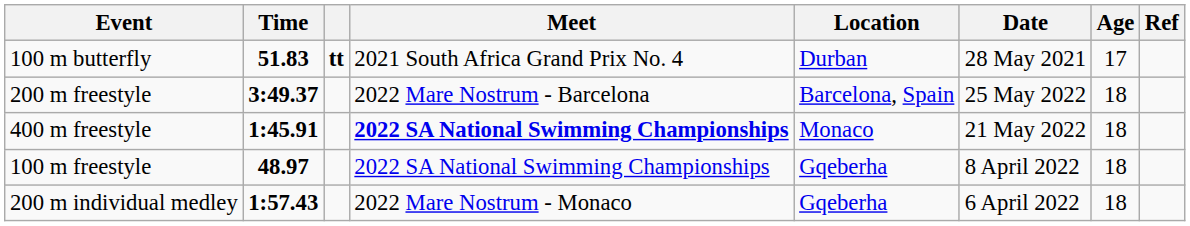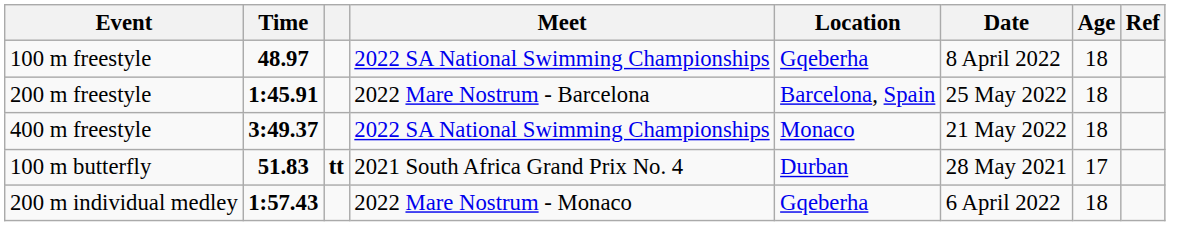rows swapped: (81, 166) <-> (81, 58)
(283, 94) 3:49.37 -> (283, 94) 1:45.91
(283, 130) 1:45.91 -> (283, 130) 3:49.37
(572, 130) bold -> (562, 130) normal
